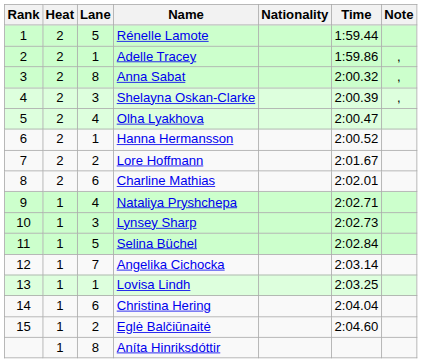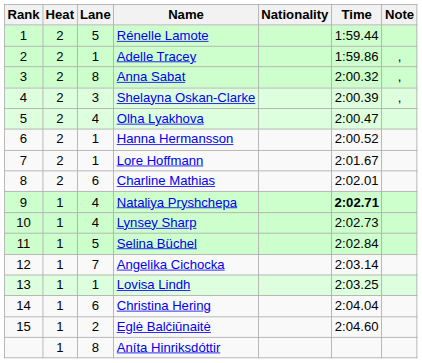(95, 160) 2 -> (95, 160) 1
(356, 202) normal -> (357, 202) bold
(95, 222) 3 -> (95, 222) 4
